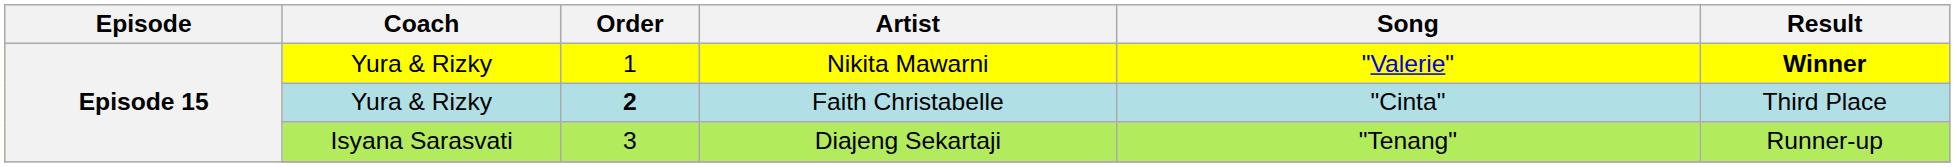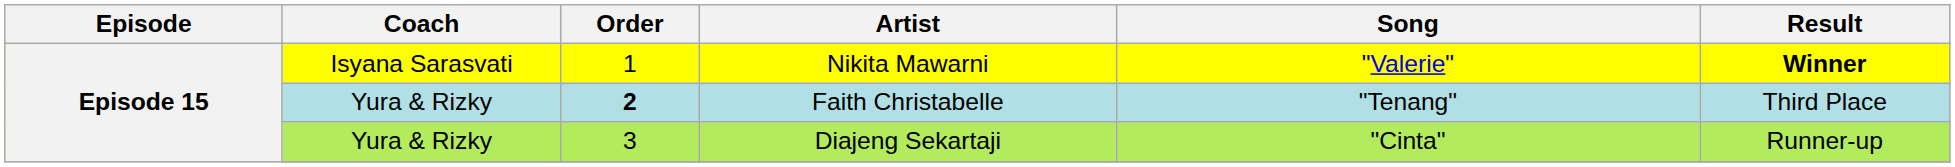(422, 63) Yura & Rizky -> (422, 63) Isyana Sarasvati
(1408, 102) "Cinta" -> (1408, 102) "Tenang"
(422, 141) Isyana Sarasvati -> (422, 141) Yura & Rizky
(1408, 141) "Tenang" -> (1408, 141) "Cinta"
